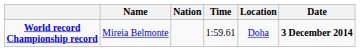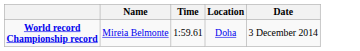- column: (187, 12)
(317, 33) bold -> (283, 33) normal
